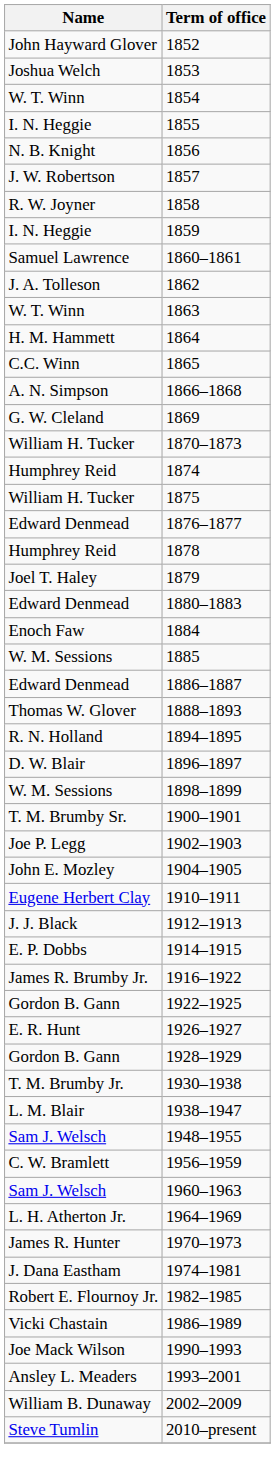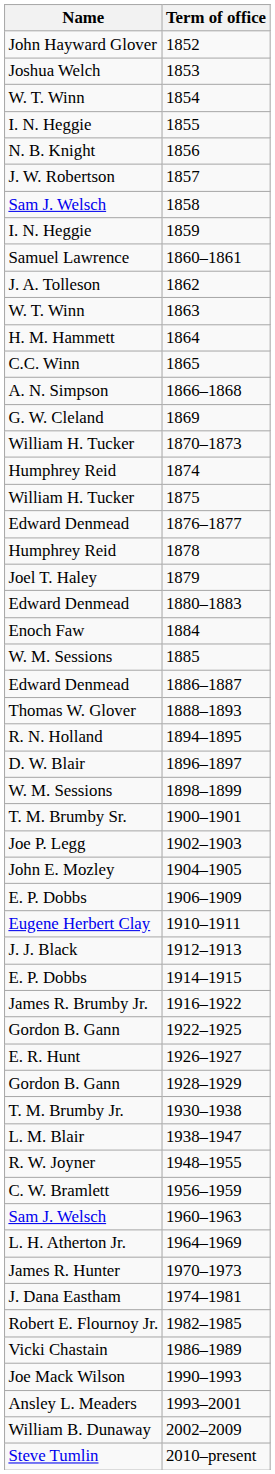(52, 204) R. W. Joyner -> (57, 204) Sam J. Welsch
+ row: (204, 897)
(57, 1136) Sam J. Welsch -> (52, 1163) R. W. Joyner
